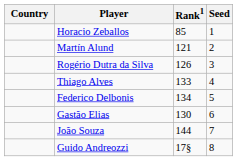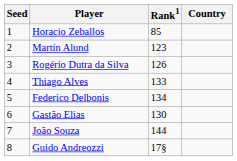columns swapped: (29, 14) <-> (219, 14)
(183, 48) 121 -> (159, 48) 123
